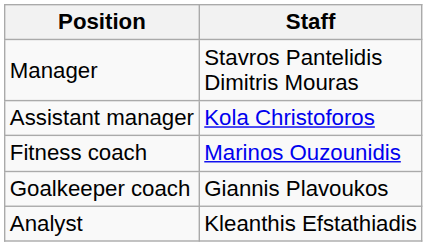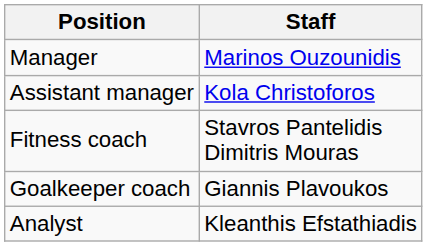(293, 69) Stavros Pantelidis Dimitris Mouras -> (303, 57) Marinos Ouzounidis
(303, 152) Marinos Ouzounidis -> (293, 140) Stavros Pantelidis Dimitris Mouras
